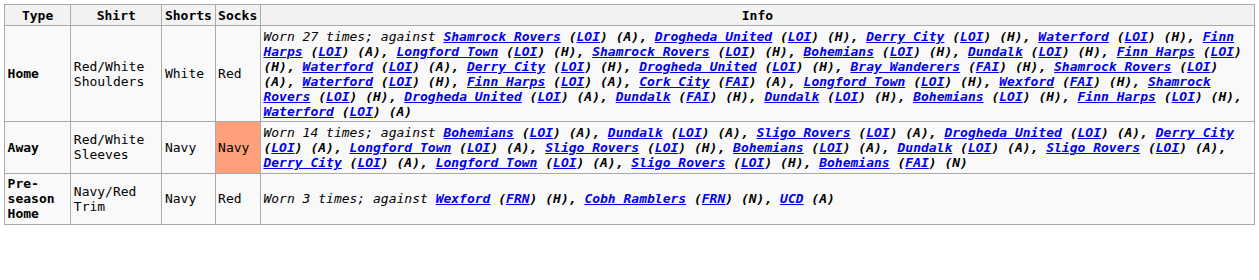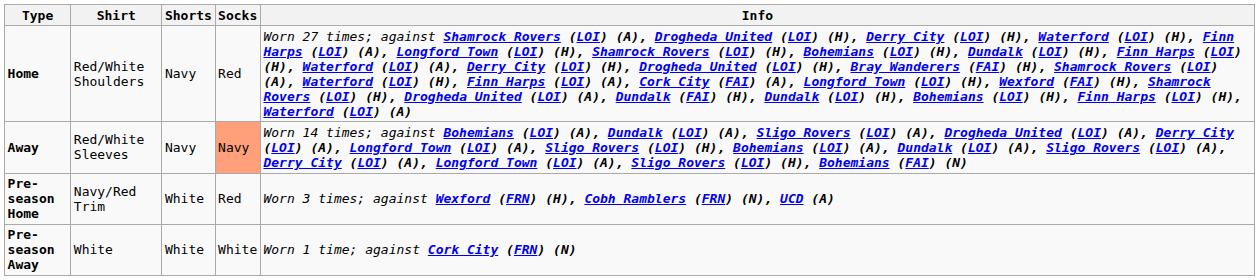(185, 74) White -> (181, 74) Navy
(181, 199) Navy -> (185, 199) White
+ row: (31, 250)
